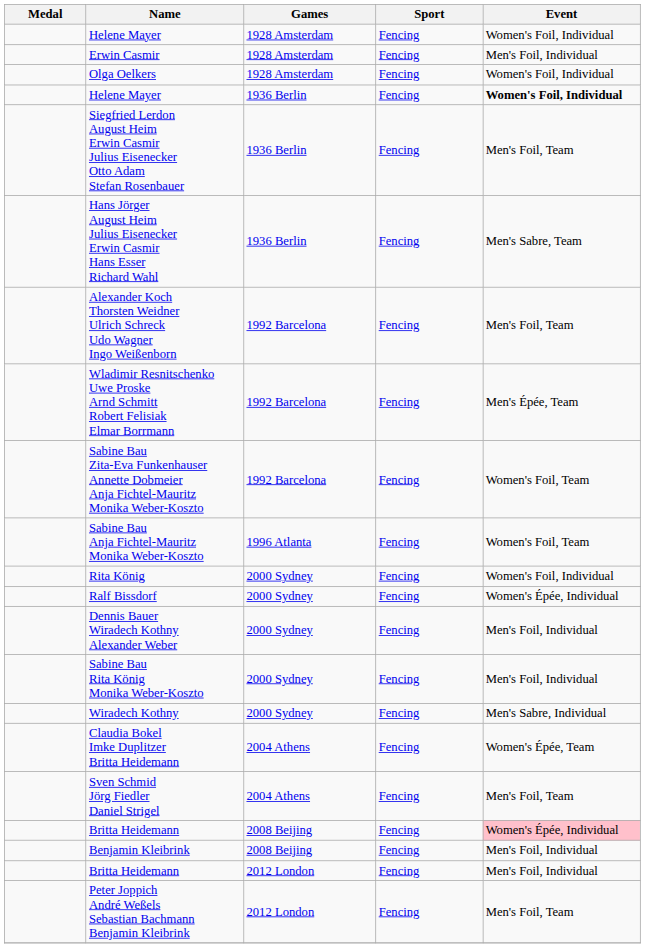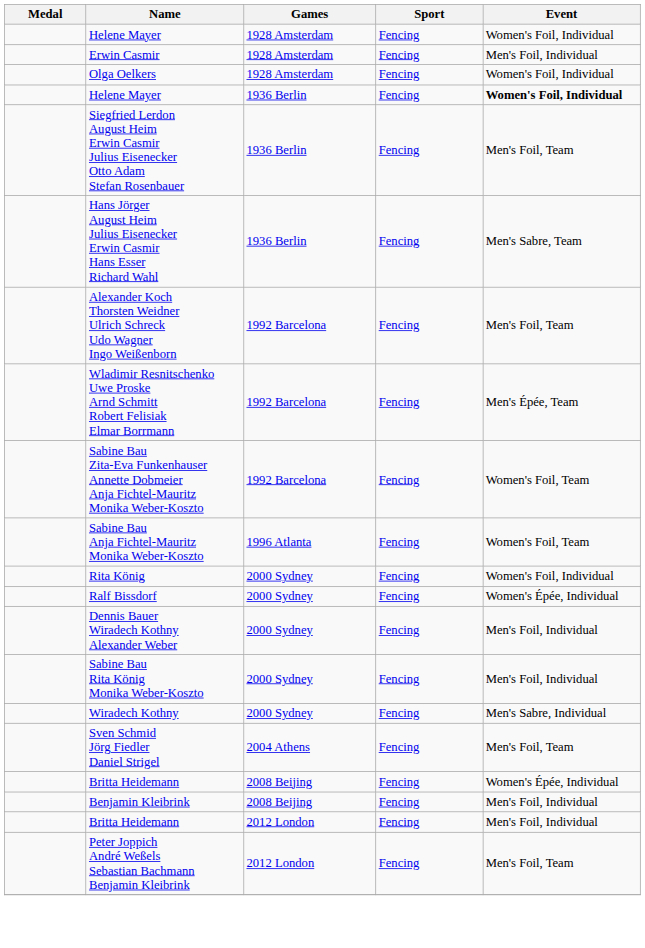- row: (134, 747)
(552, 830) pink background -> (552, 781) no background
